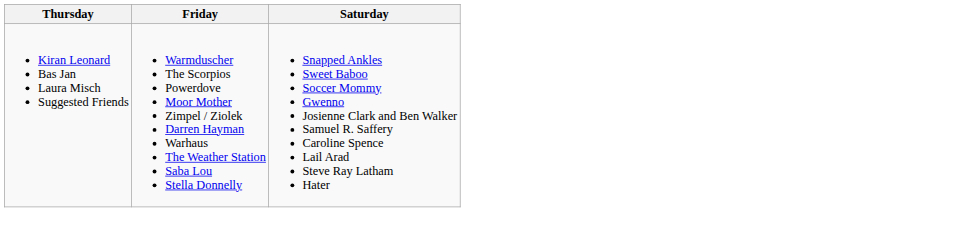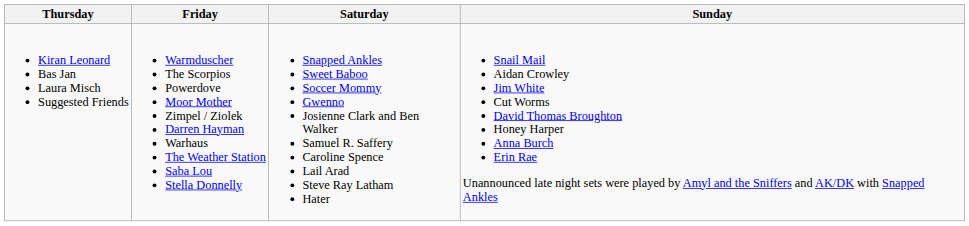+ column: (712, 14)
